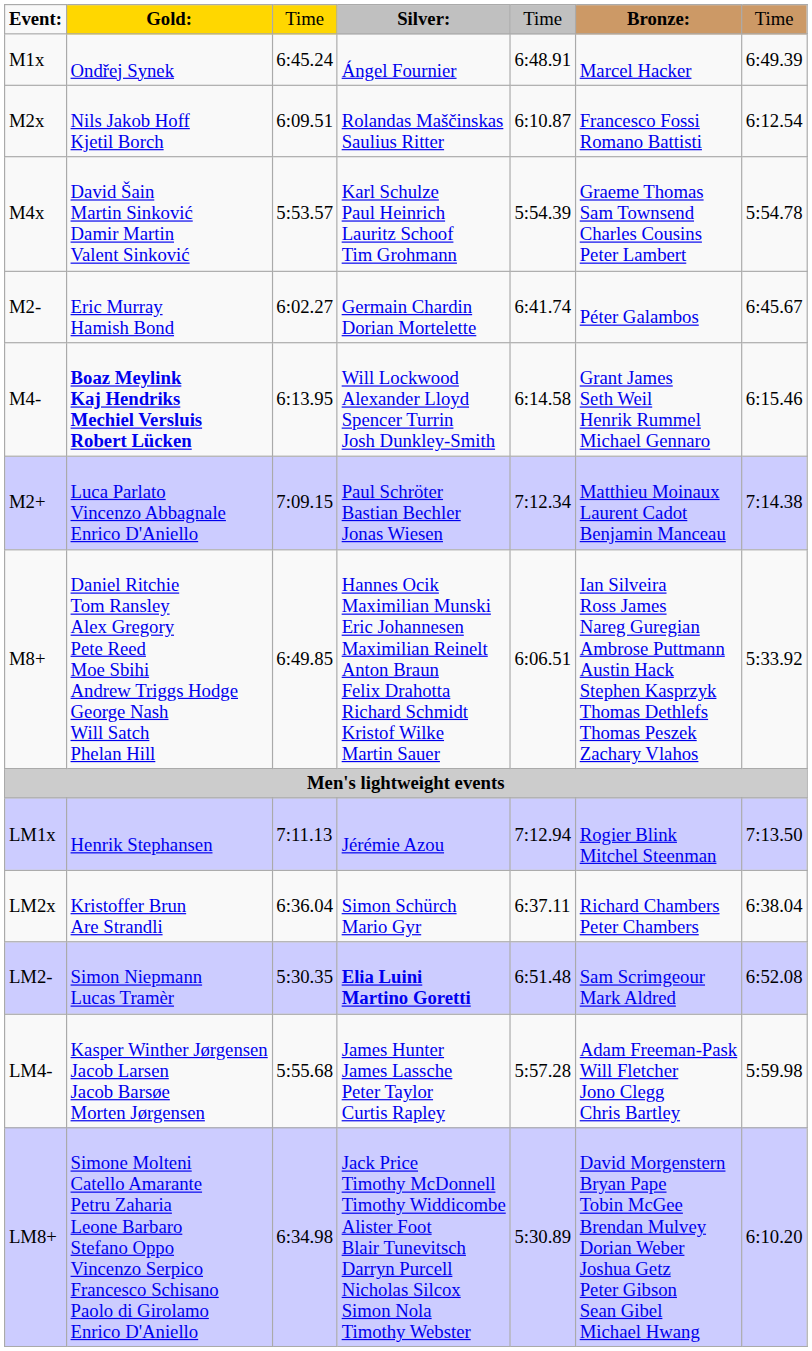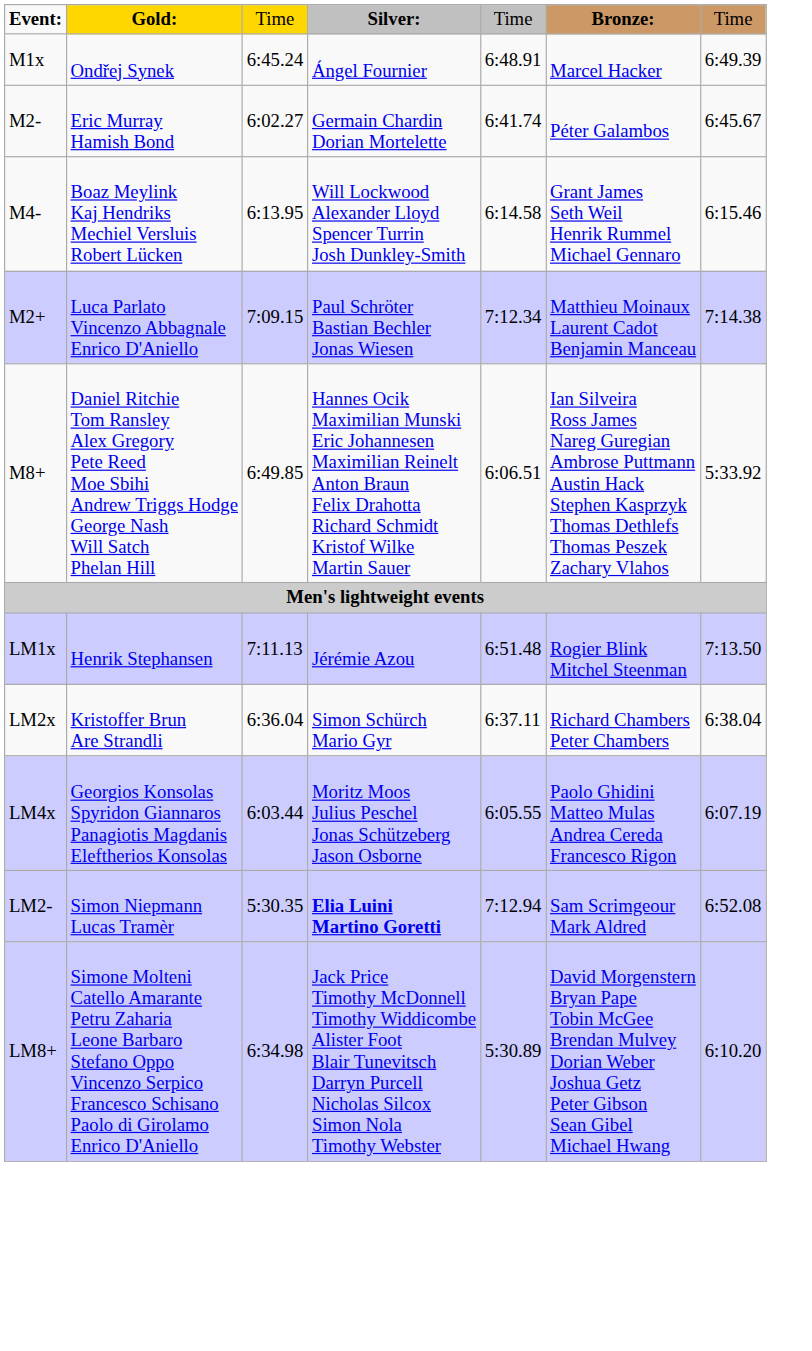- row: (27, 120)
- row: (27, 213)
(136, 409) bold -> (134, 224) normal
(543, 834) 7:12.94 -> (513, 648) 6:51.48
+ row: (32, 813)
(543, 977) 6:51.48 -> (513, 905) 7:12.94
- row: (31, 1070)
